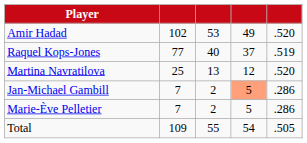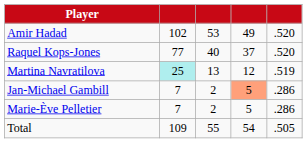(284, 52) .519 -> (284, 52) .520
(178, 71) no background -> (178, 71) paleturquoise background
(284, 71) .520 -> (284, 71) .519
